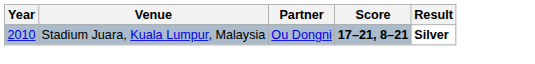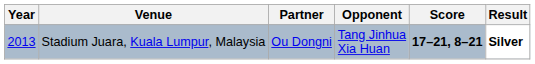+ column: (372, 15)
(21, 35) 2010 -> (21, 42) 2013
